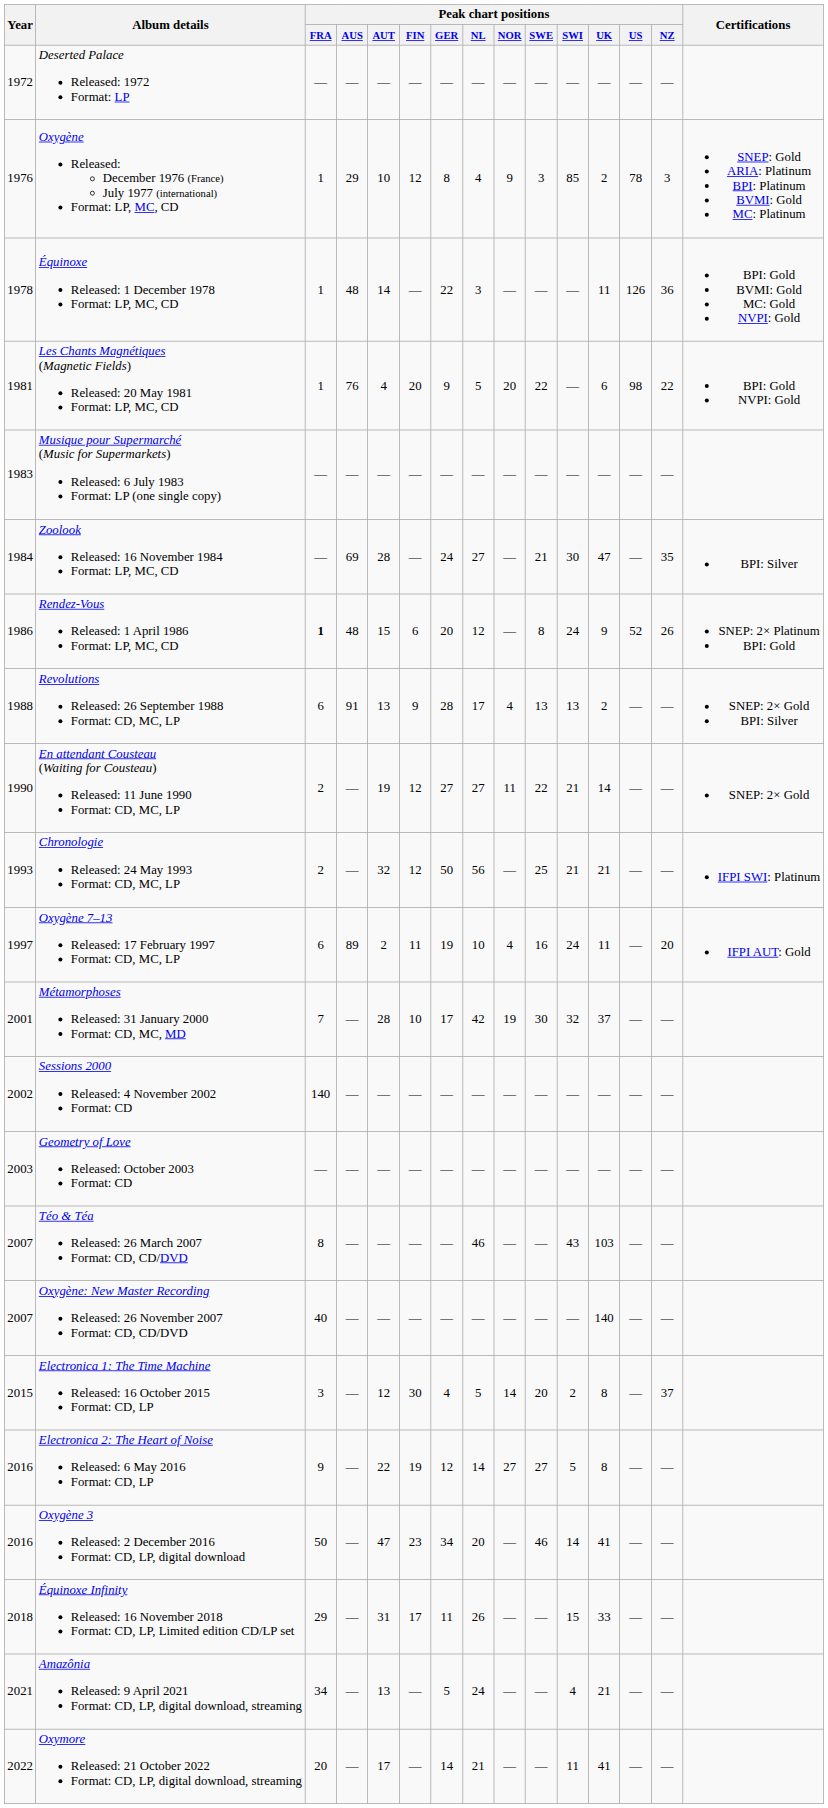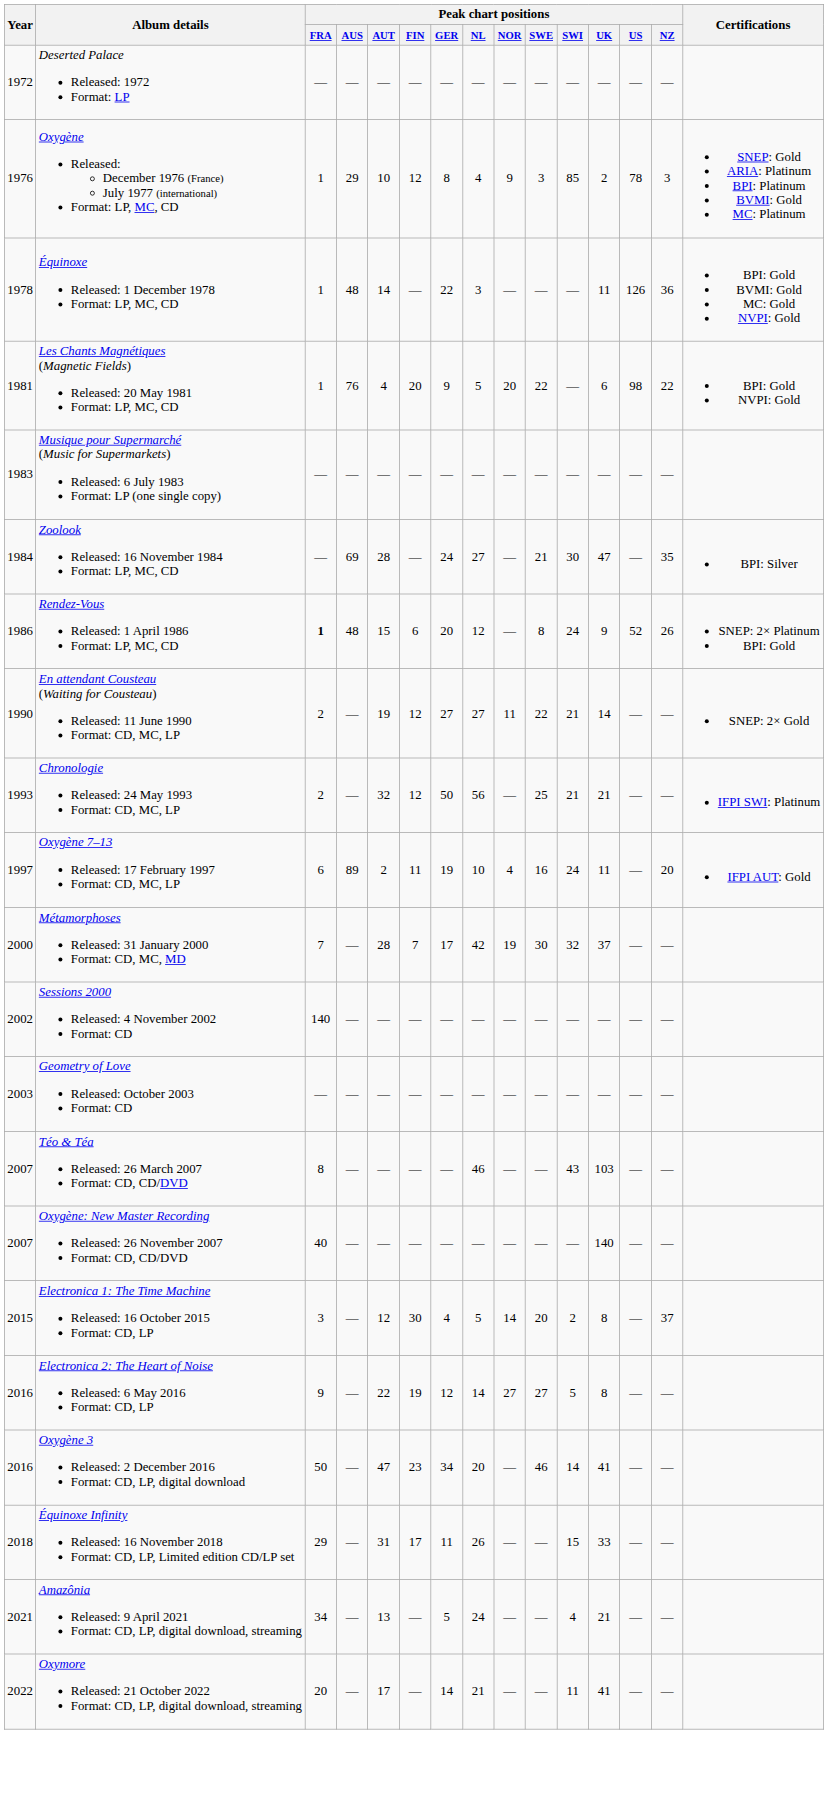- row: (170, 700)
(20, 1019) 2001 -> (20, 944) 2000
(415, 1019) 10 -> (415, 944) 7
